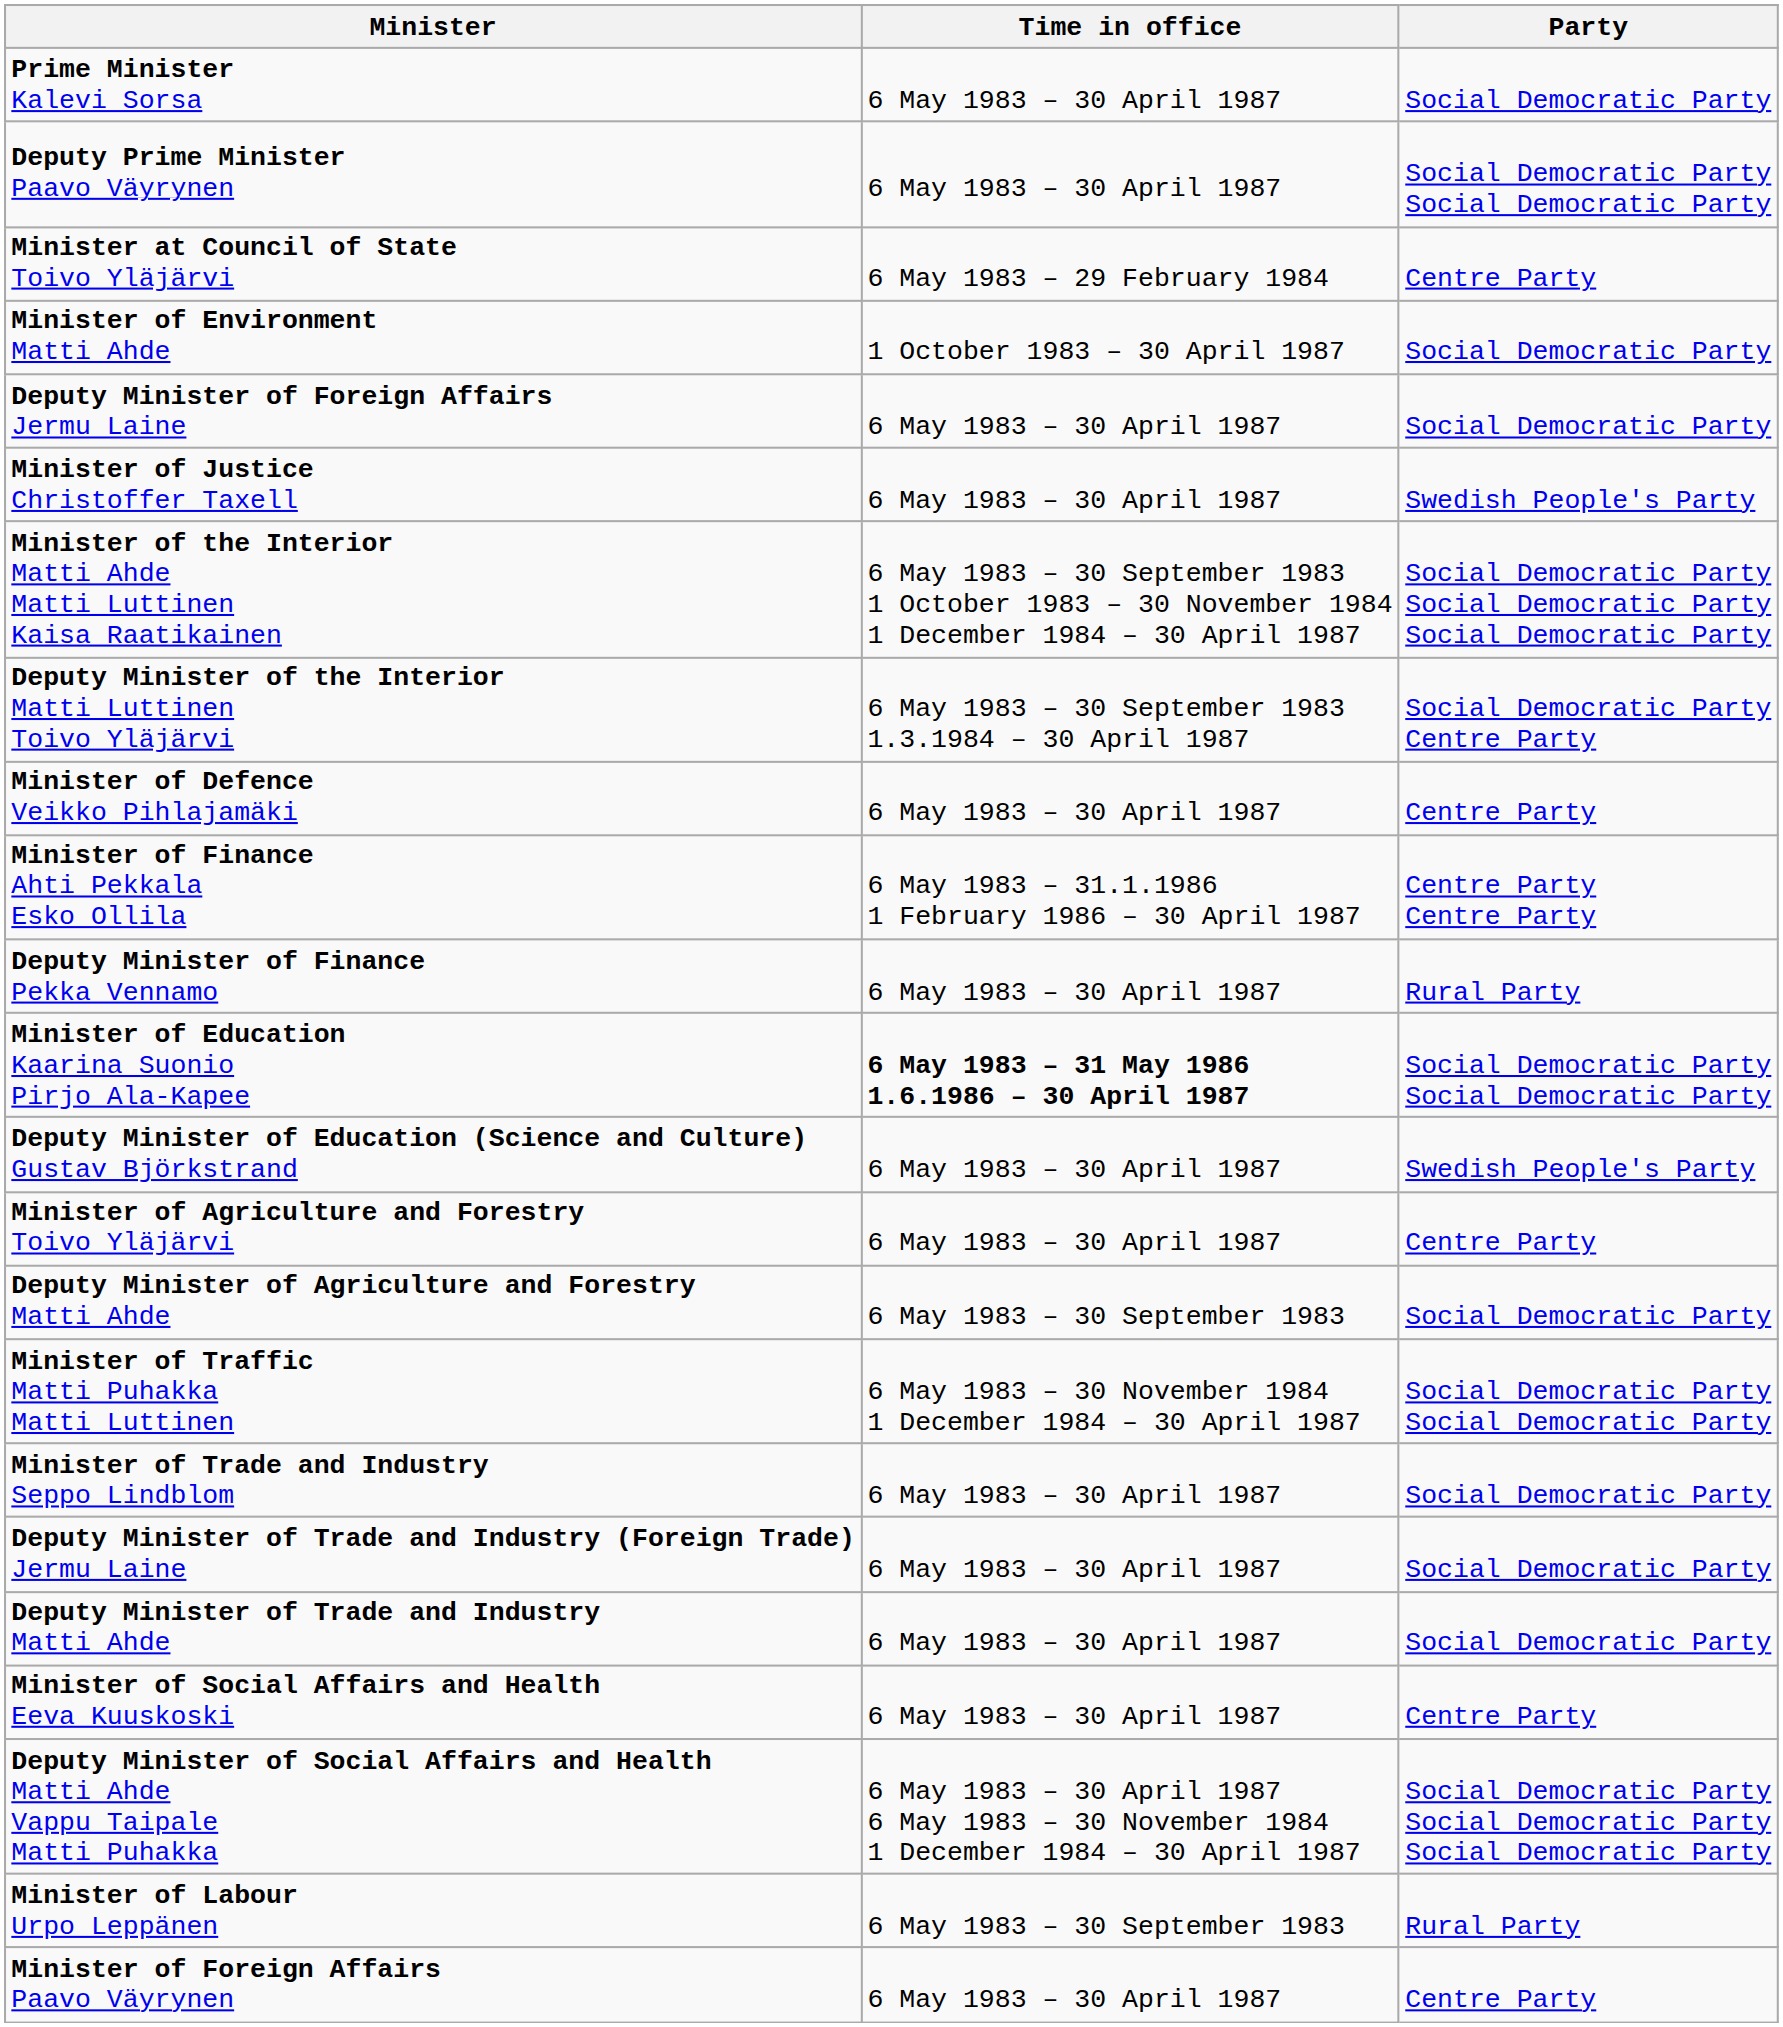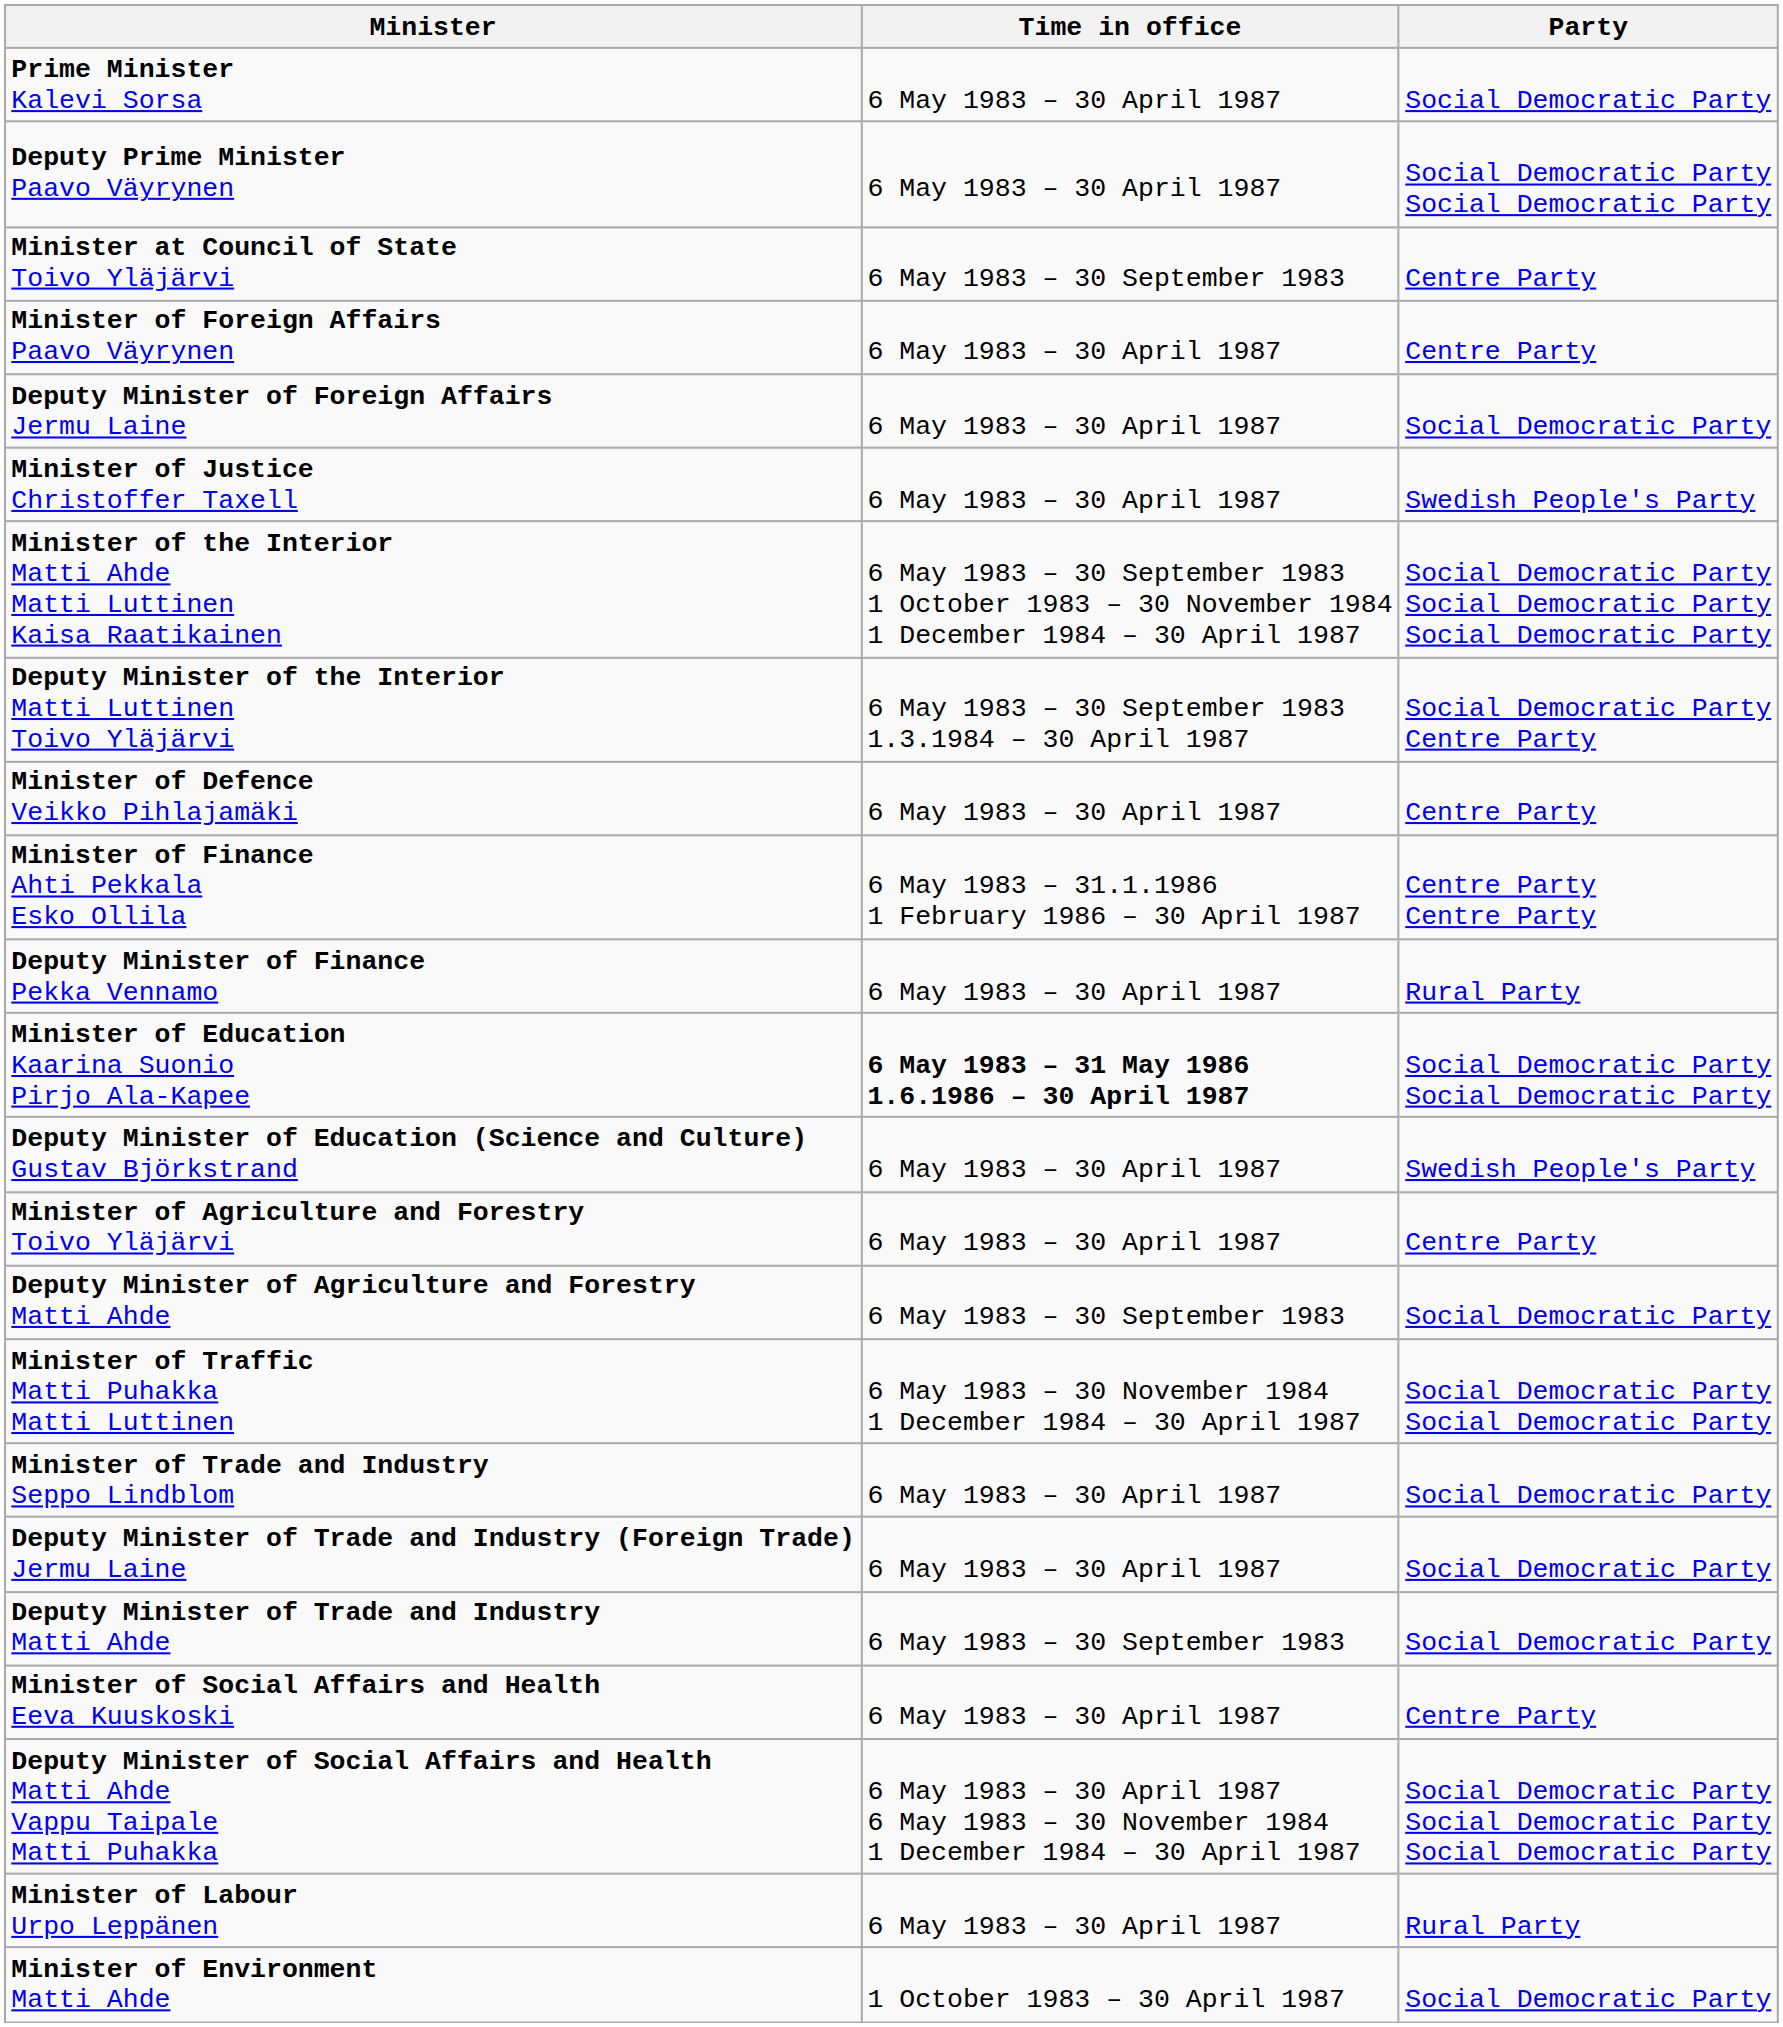(1098, 279) 6 May 1983 – 29 February 1984 -> (1106, 279) 6 May 1983 – 30 September 1983
rows swapped: (226, 1985) <-> (194, 337)
(1074, 1643) 6 May 1983 – 30 April 1987 -> (1106, 1643) 6 May 1983 – 30 September 1983
(1106, 1926) 6 May 1983 – 30 September 1983 -> (1074, 1926) 6 May 1983 – 30 April 1987
